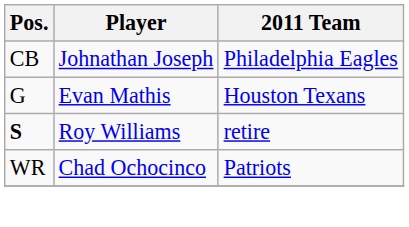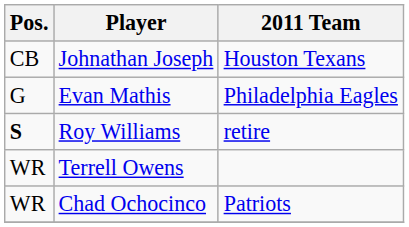(311, 59) Philadelphia Eagles -> (295, 59) Houston Texans
(295, 95) Houston Texans -> (311, 95) Philadelphia Eagles
+ row: (121, 168)
